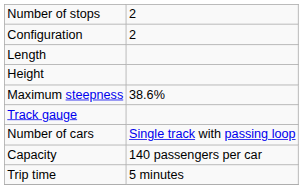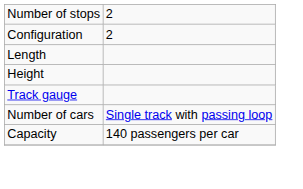- row: (65, 94)
- row: (32, 174)
